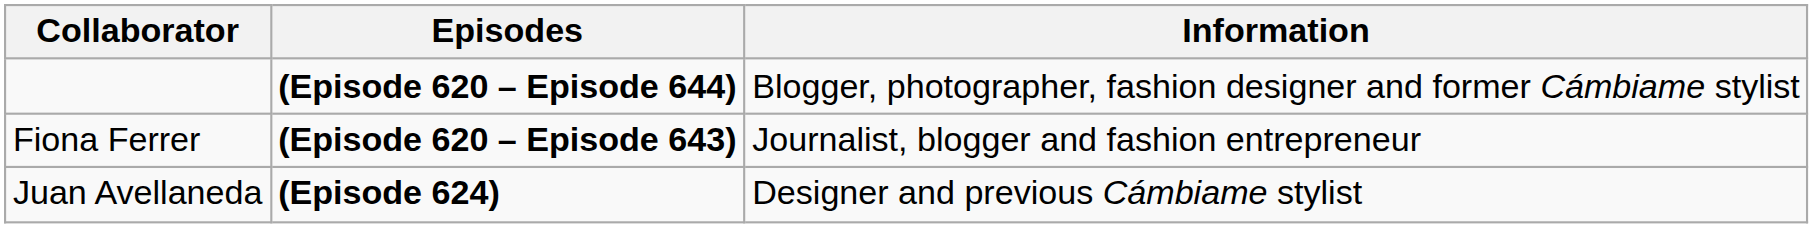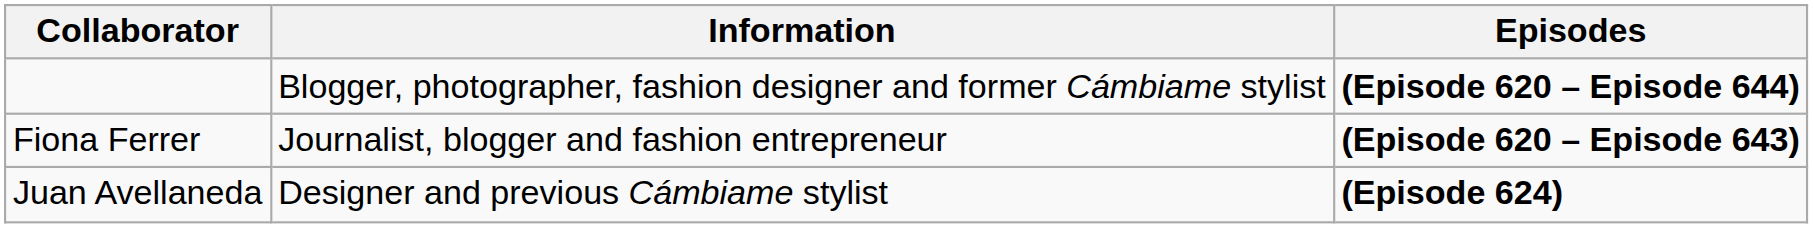columns swapped: (1276, 31) <-> (507, 31)
